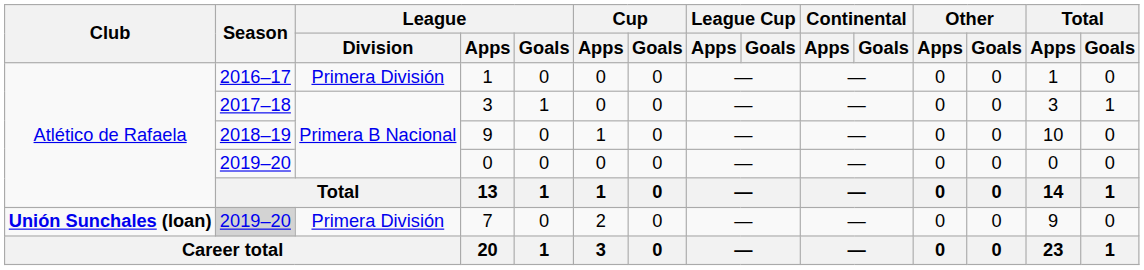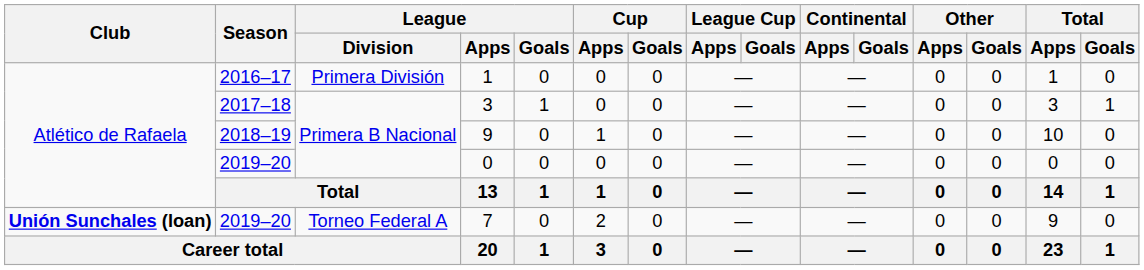(255, 221) lightgrey background -> (255, 221) no background
(378, 221) Primera División -> (378, 221) Torneo Federal A
